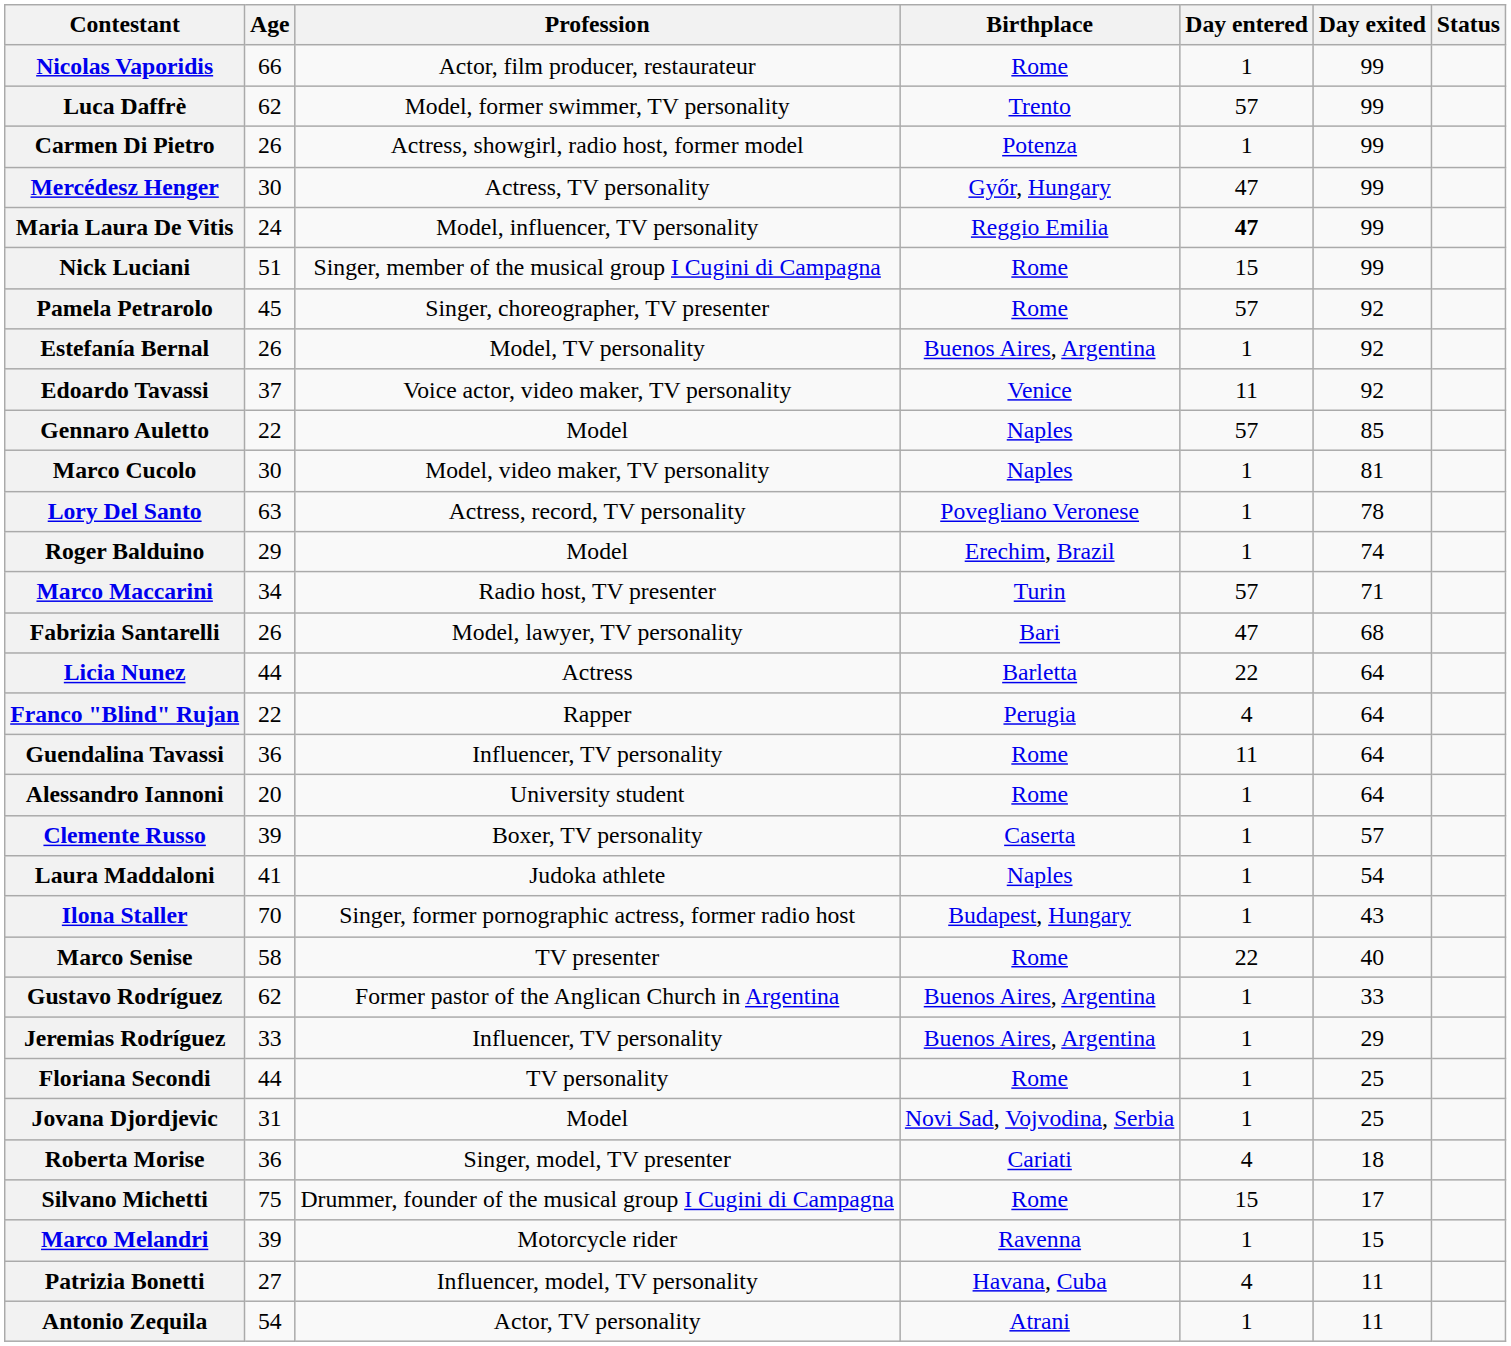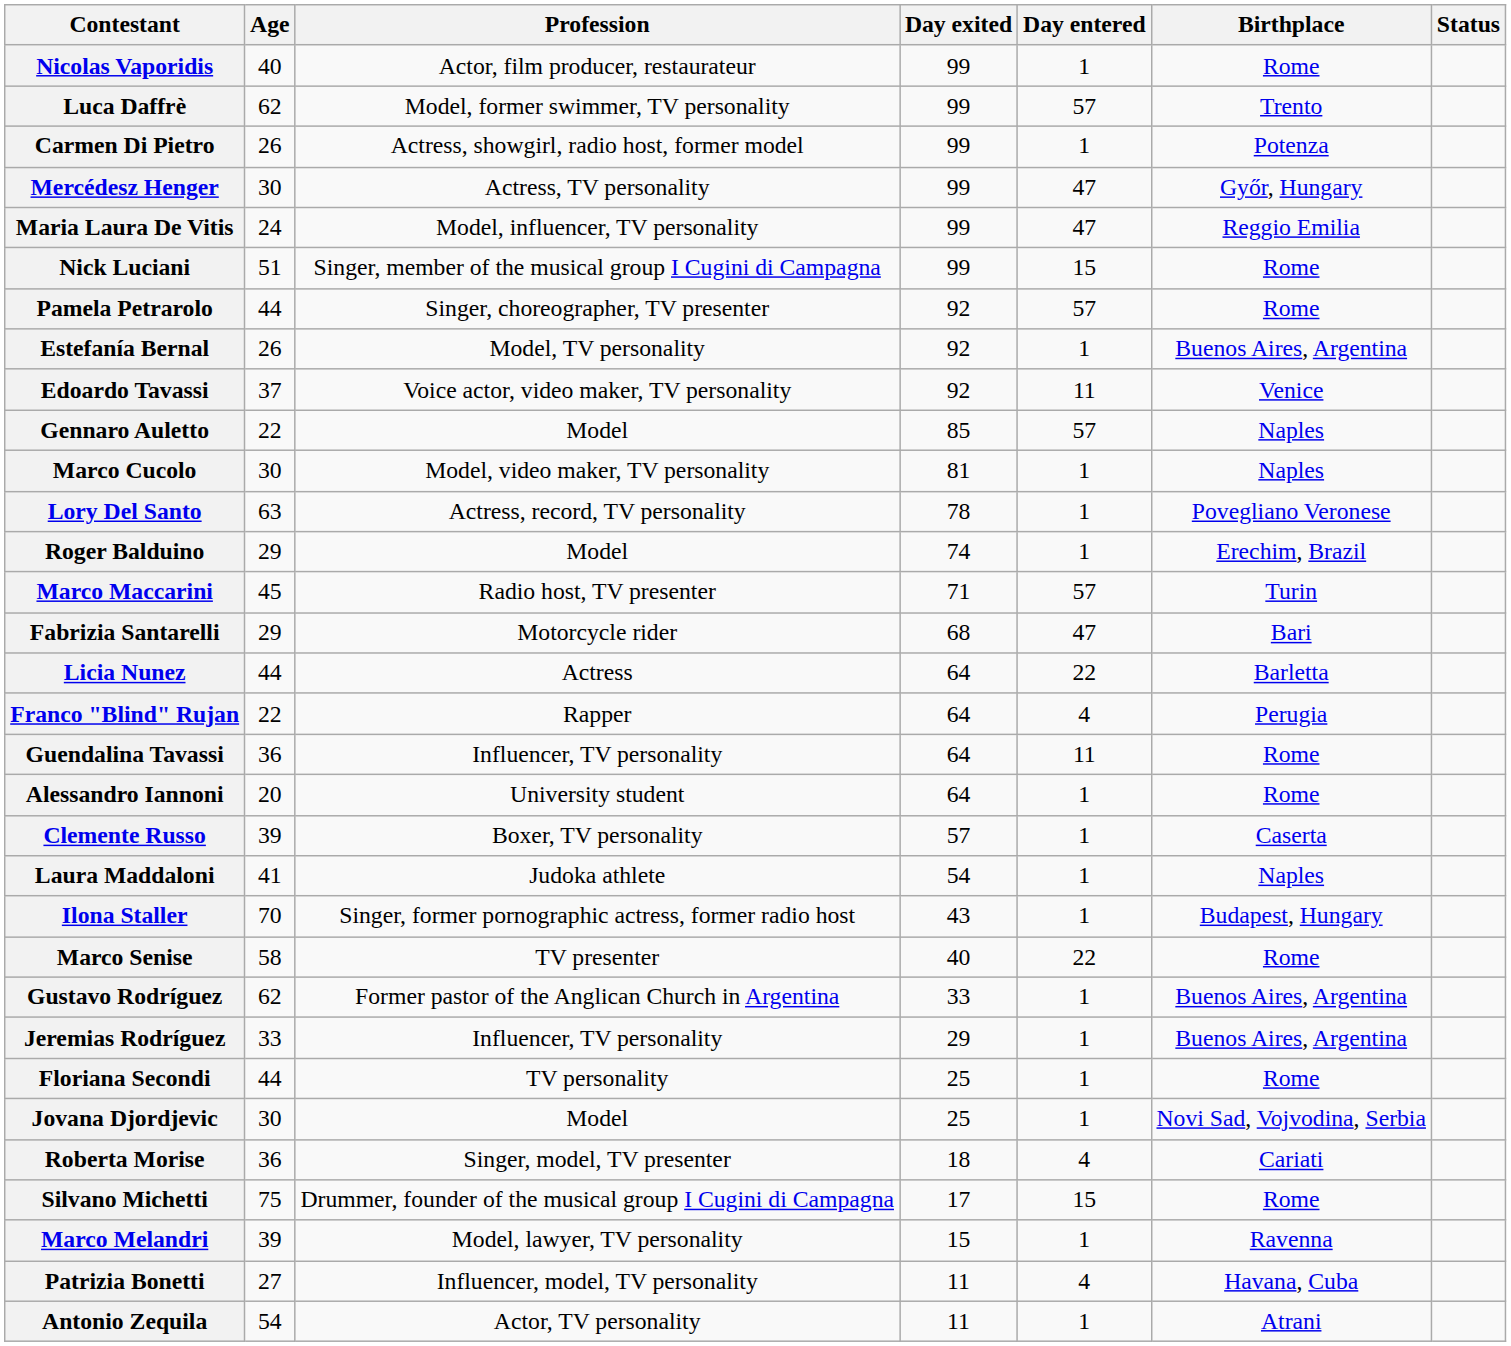columns swapped: (1040, 24) <-> (1372, 24)
(270, 65) 66 -> (270, 65) 40
(1247, 227) bold -> (1084, 227) normal
(270, 308) 45 -> (270, 308) 44
(270, 591) 34 -> (270, 591) 45
(270, 632) 26 -> (270, 632) 29
(597, 632) Model, lawyer, TV personality -> (597, 632) Motorcycle rider
(270, 1118) 31 -> (270, 1118) 30
(597, 1240) Motorcycle rider -> (597, 1240) Model, lawyer, TV personality
